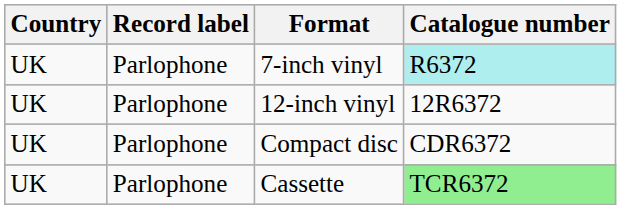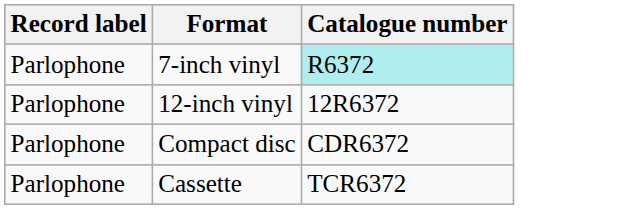- column: (56, 24)
(459, 183) lightgreen background -> (357, 183) no background
